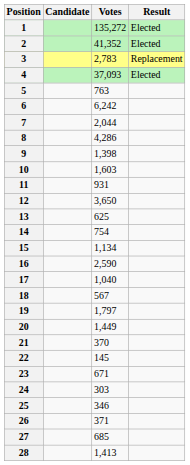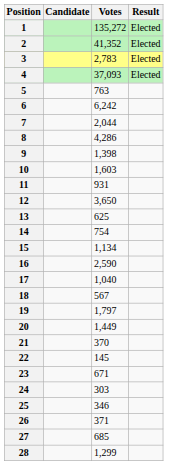(157, 59) Replacement -> (146, 59) Elected
(105, 452) 1,413 -> (105, 452) 1,299
